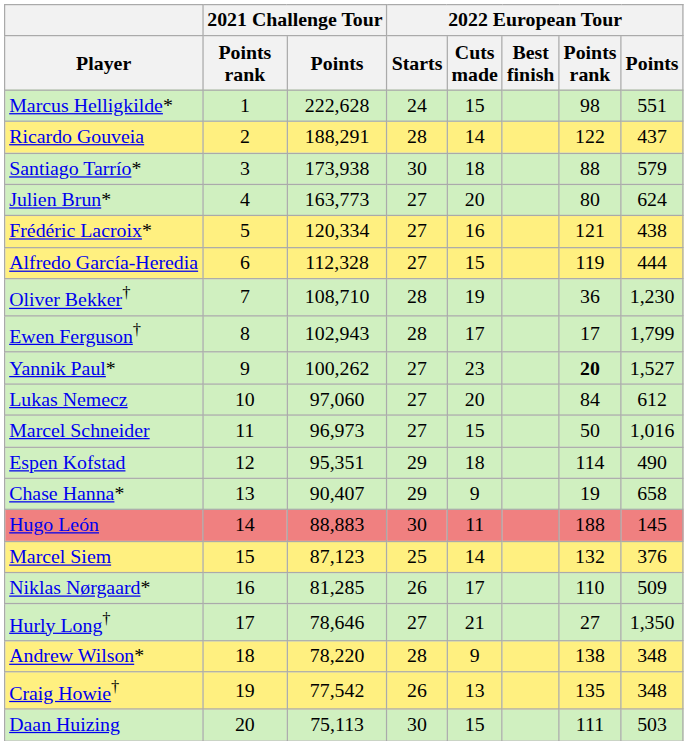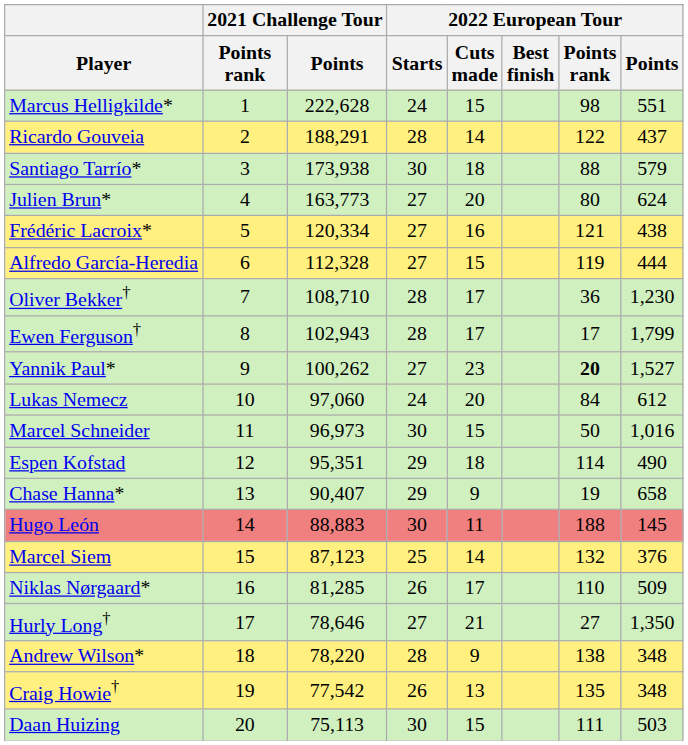(475, 296) 19 -> (475, 296) 17
(417, 399) 27 -> (417, 399) 24
(417, 430) 27 -> (417, 430) 30
